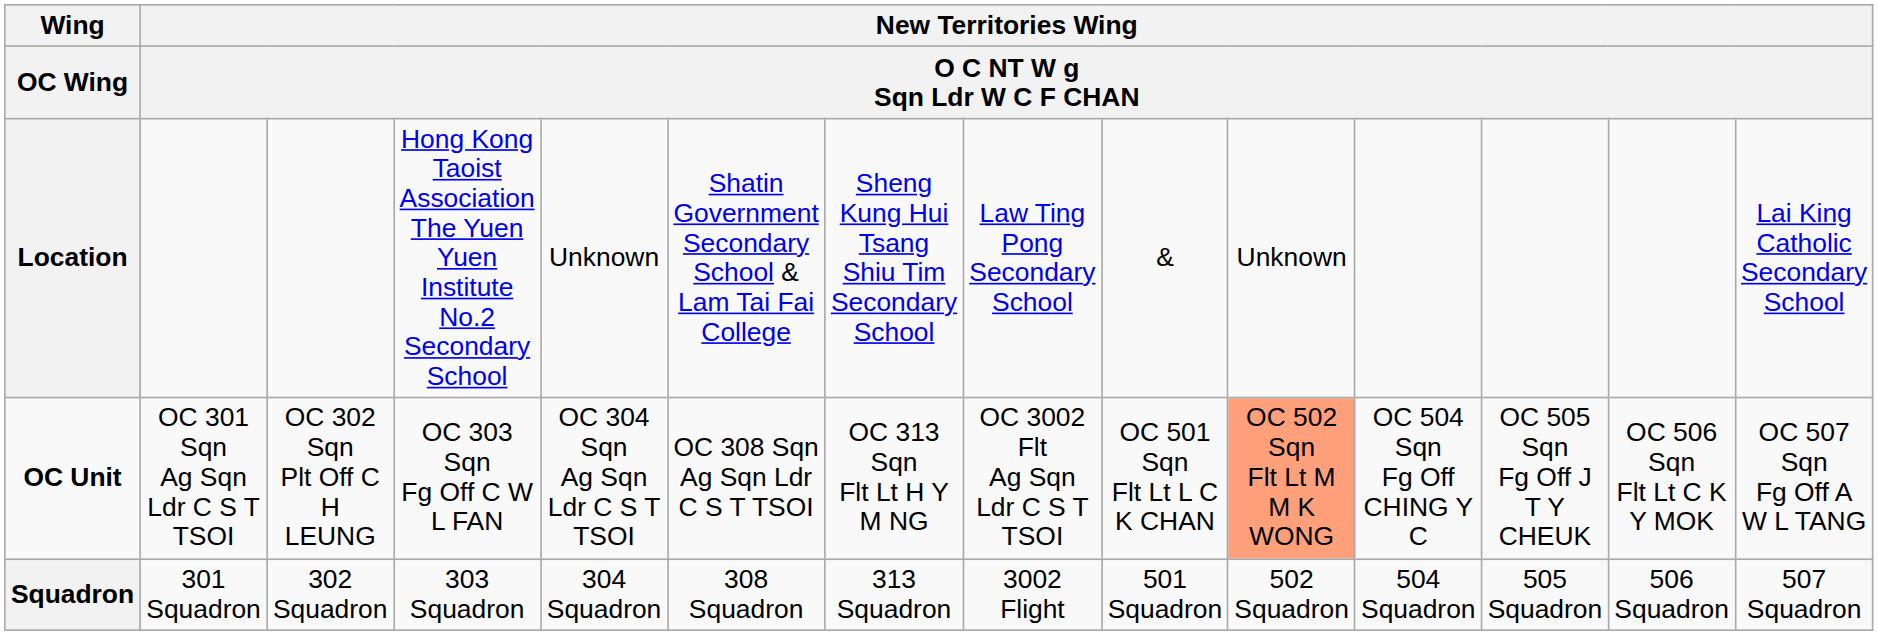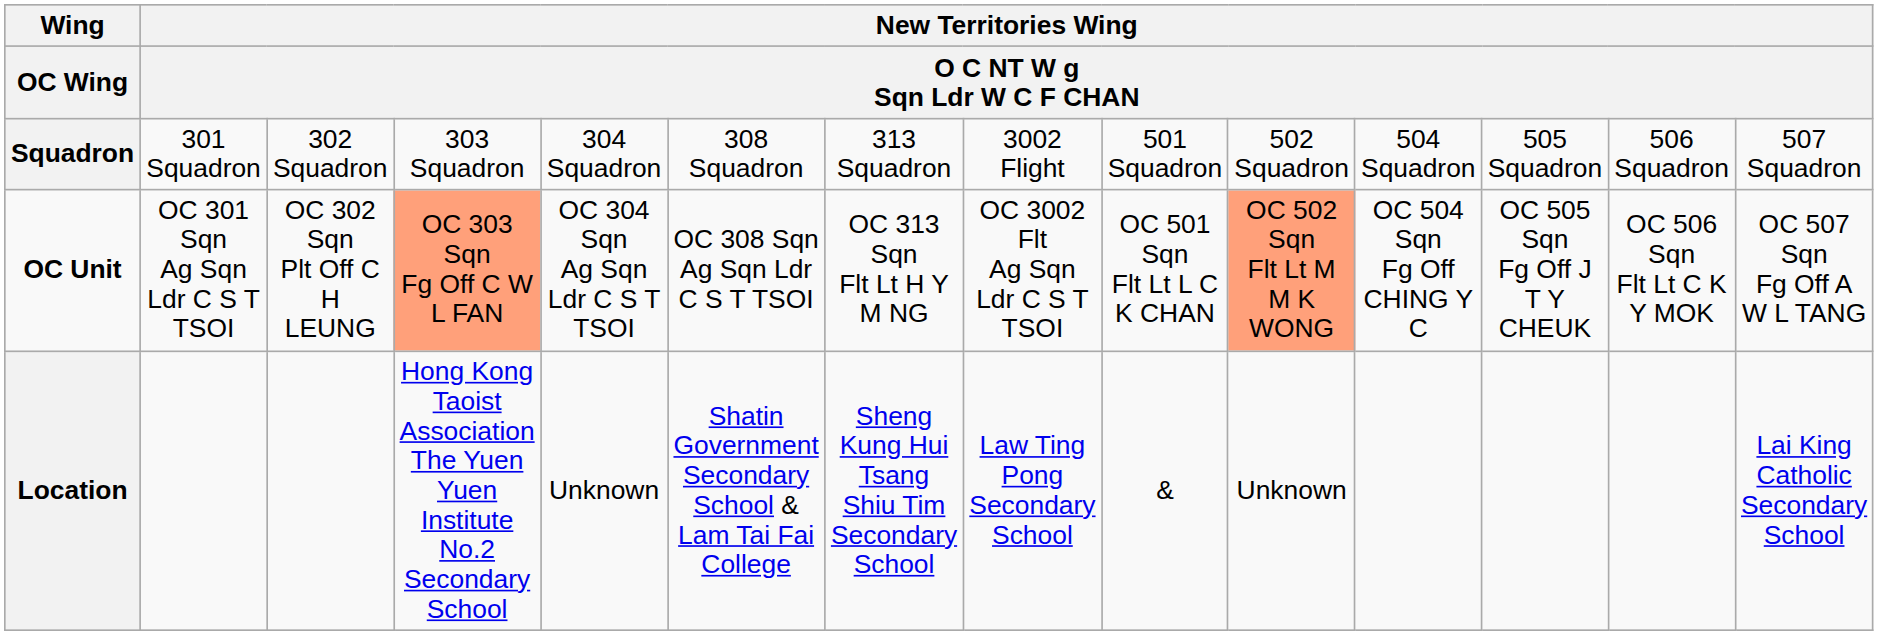rows swapped: (73, 593) <-> (73, 257)
(467, 477) no background -> (467, 269) lightsalmon background
